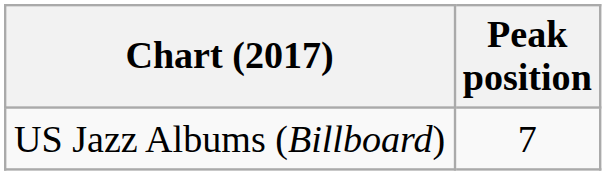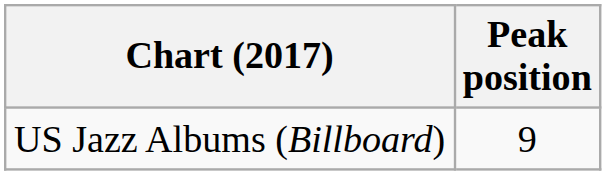(527, 137) 7 -> (527, 137) 9
